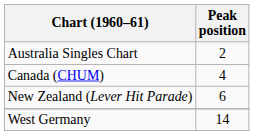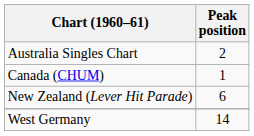(222, 75) 4 -> (222, 75) 1
